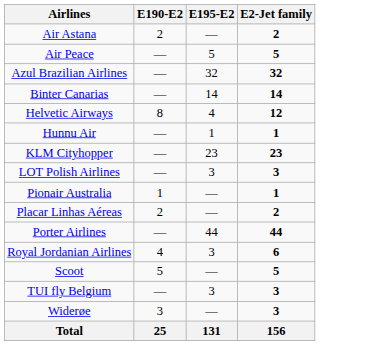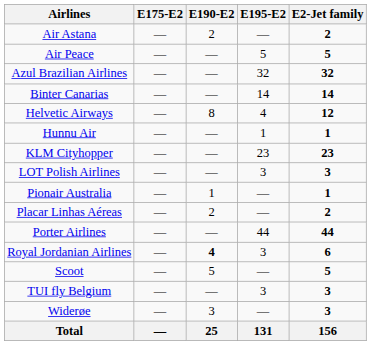+ column: (160, 14)
(160, 251) normal -> (212, 251) bold
